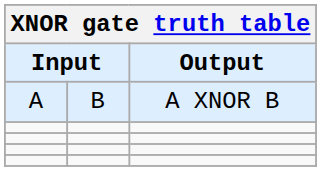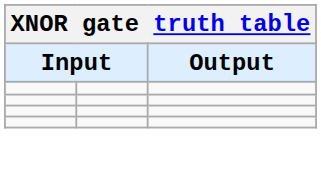- row: (36, 102)
